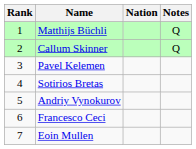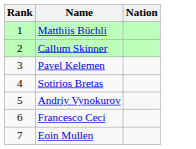- column: (176, 13)
